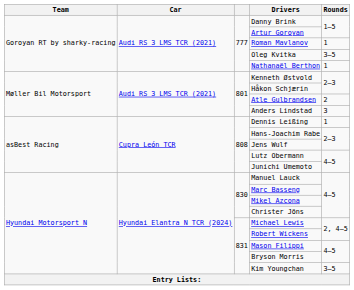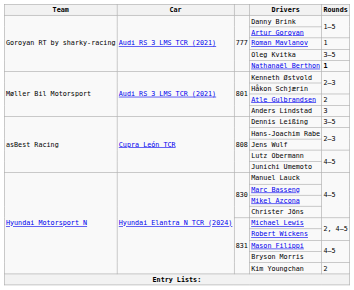(325, 66) normal -> (325, 66) bold
(325, 122) 1 -> (330, 122) 3–5
(330, 268) 3–5 -> (325, 268) 2
